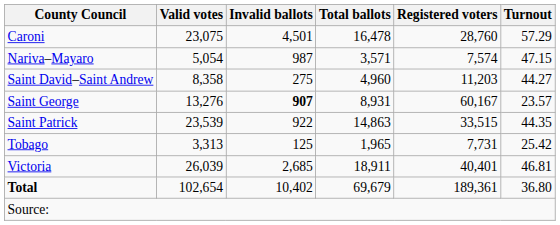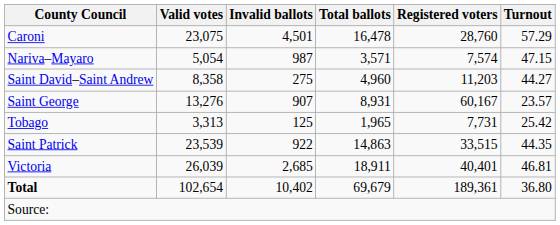(303, 101) bold -> (303, 101) normal
rows swapped: (43, 123) <-> (28, 144)
